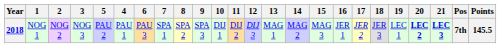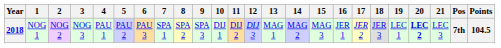columns swapped: (124, 11) <-> (104, 11)
(441, 30) bold -> (440, 30) normal
(482, 30) 145.5 -> (481, 30) 104.5
